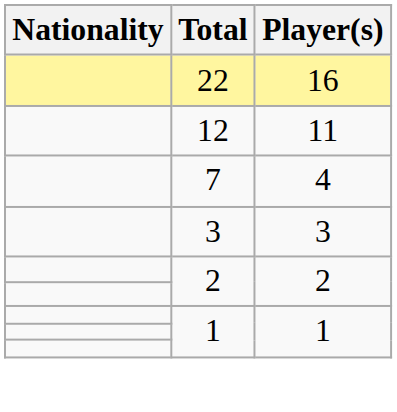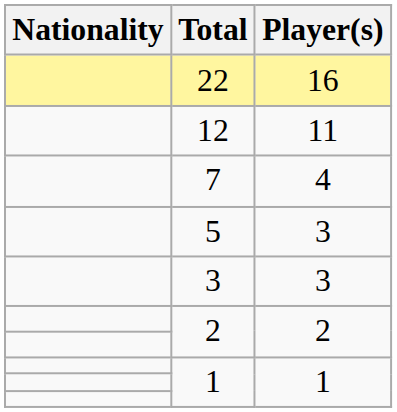+ row: (213, 230)
